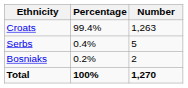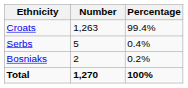columns swapped: (156, 12) <-> (100, 12)
